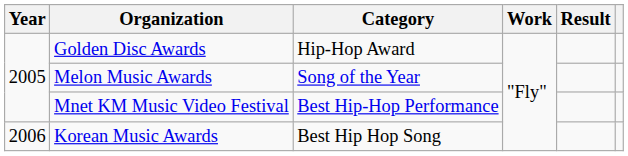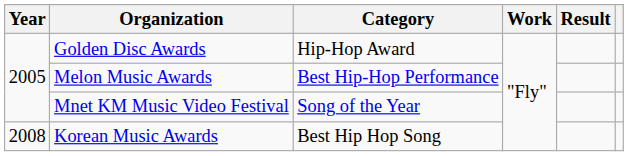(359, 77) Song of the Year -> (398, 77) Best Hip-Hop Performance
(398, 106) Best Hip-Hop Performance -> (359, 106) Song of the Year
(27, 135) 2006 -> (27, 135) 2008
